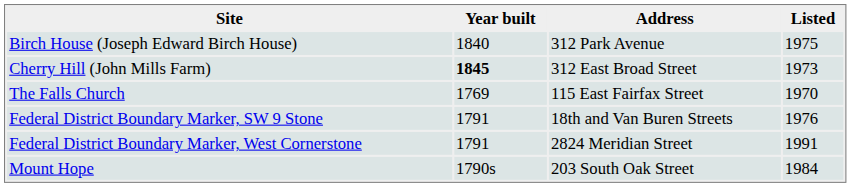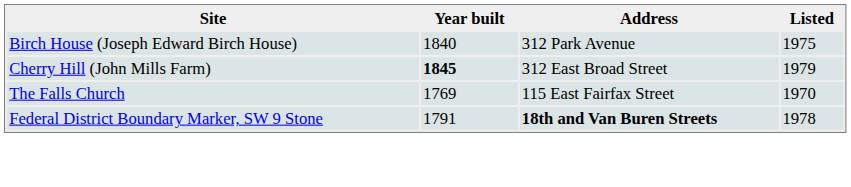(801, 68) 1973 -> (799, 68) 1979
(642, 118) normal -> (620, 118) bold
(801, 118) 1976 -> (799, 118) 1978
- row: (185, 143)
- row: (51, 168)
